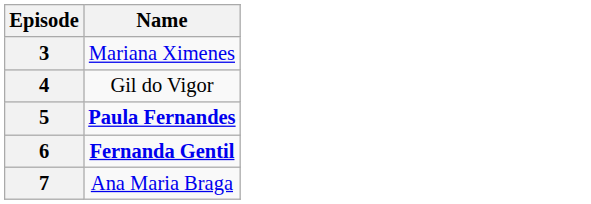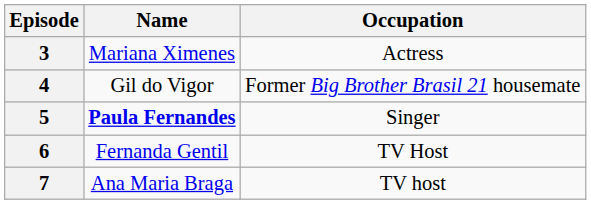+ column: (413, 20)
(162, 150) bold -> (162, 150) normal
